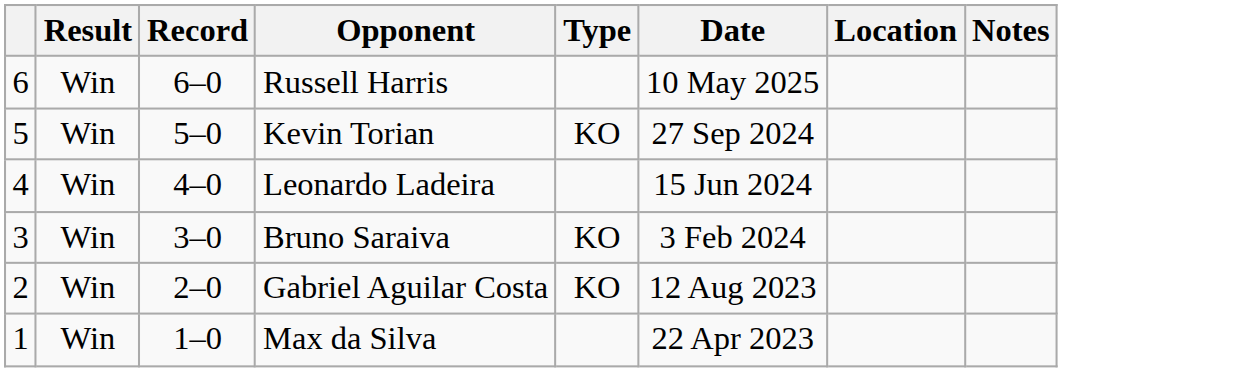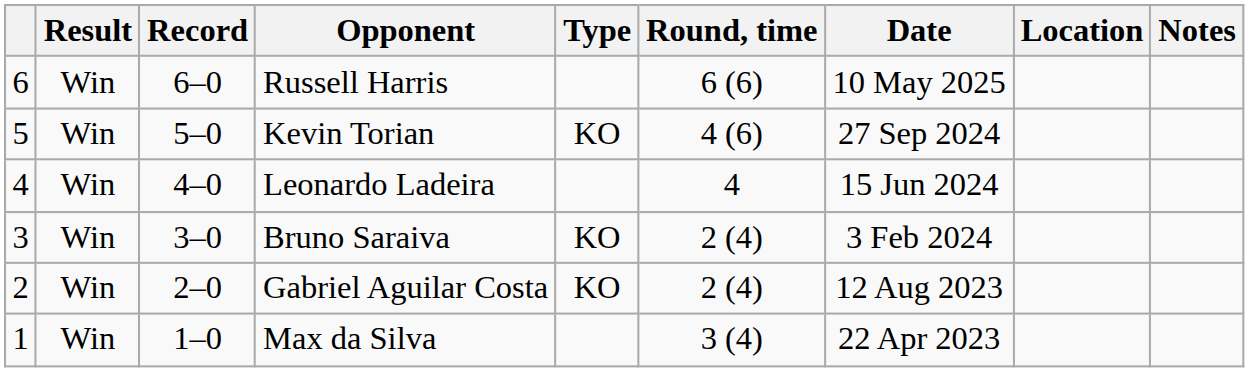+ column: (732, 30)
